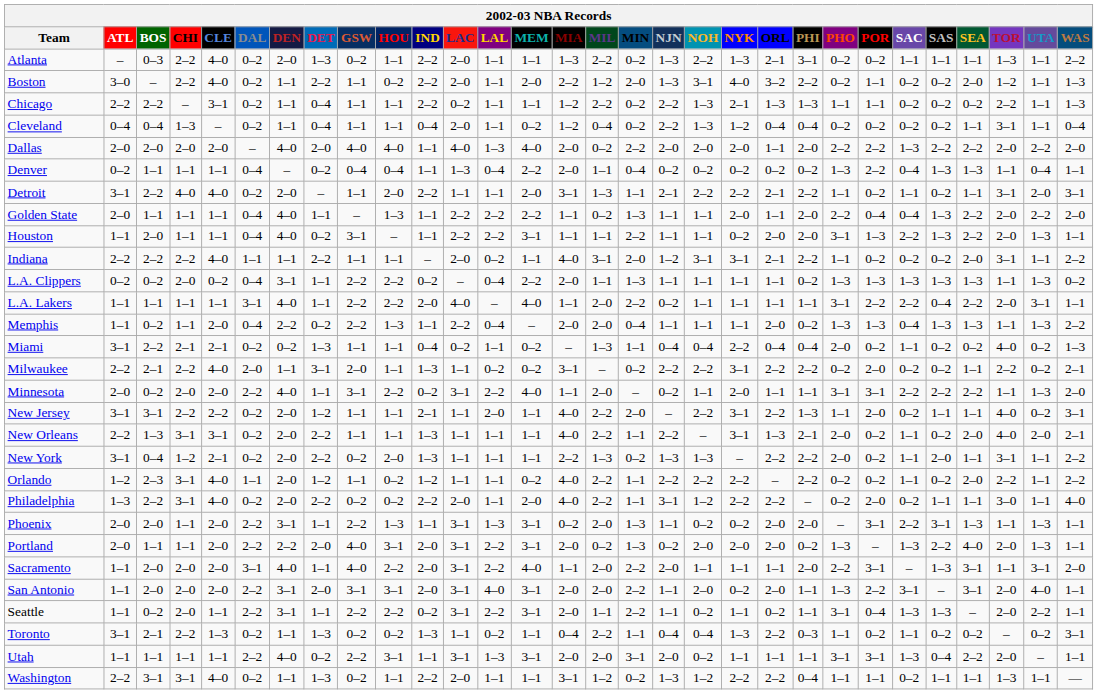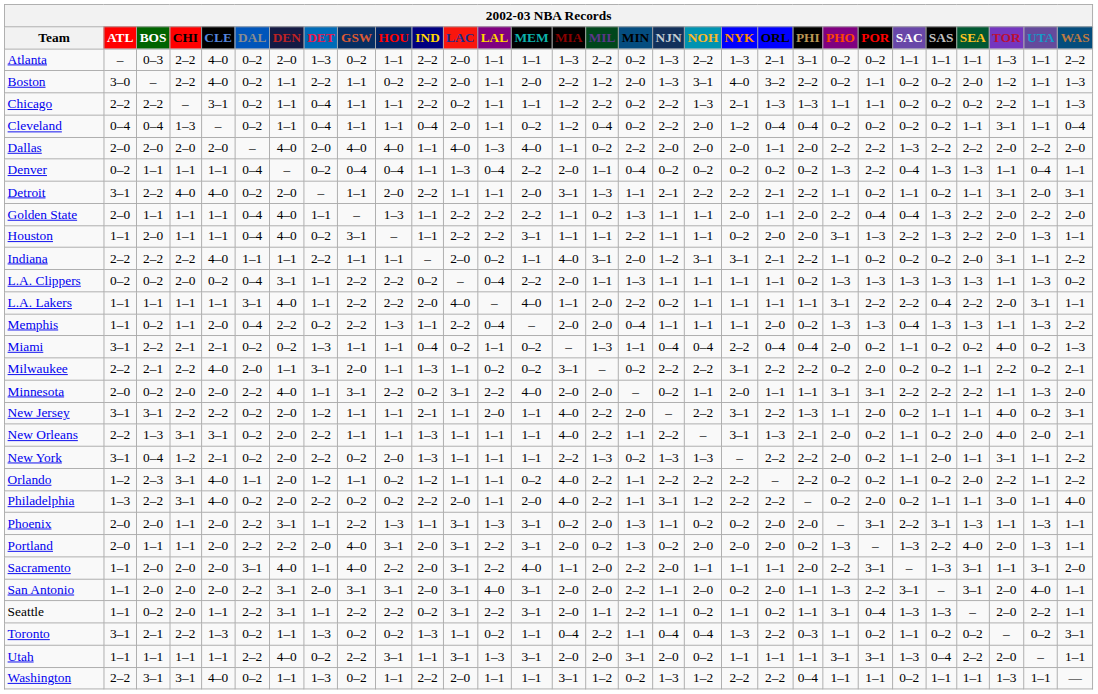(703, 126) 1–3 -> (703, 126) 2–0
(569, 148) 2–0 -> (569, 148) 1–1
(569, 391) 1–1 -> (569, 391) 2–0
